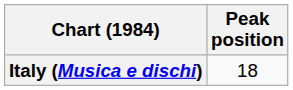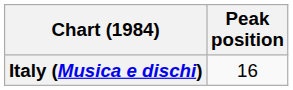(247, 70) 18 -> (247, 70) 16
